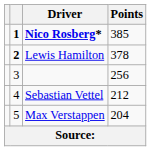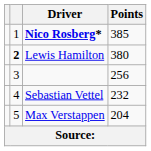(16, 34) bold -> (16, 34) normal
(120, 54) 378 -> (120, 54) 380
(120, 94) 212 -> (120, 94) 232
